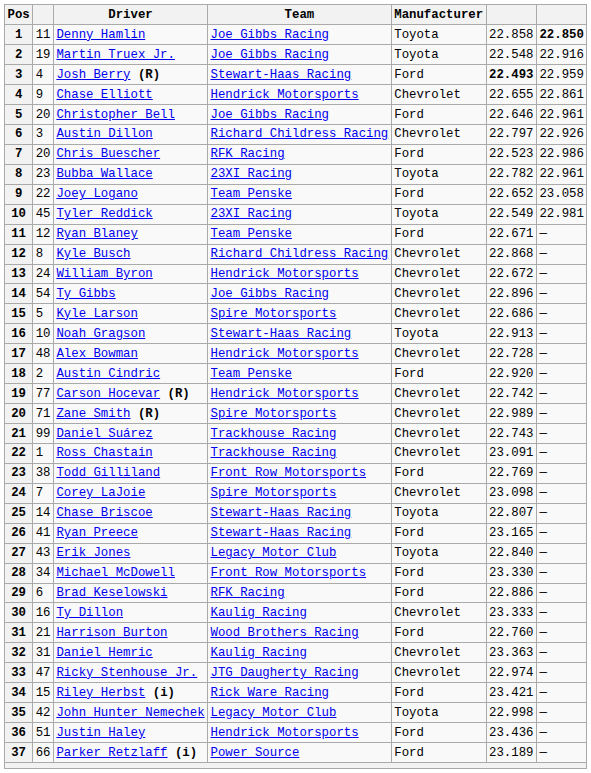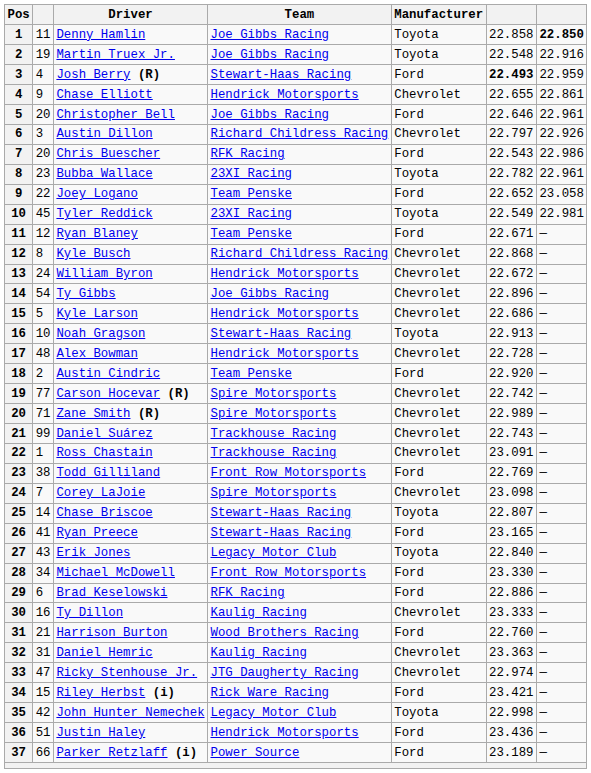(511, 154) 22.523 -> (511, 154) 22.543
(273, 314) Spire Motorsports -> (285, 314) Hendrick Motorsports
(285, 394) Hendrick Motorsports -> (273, 394) Spire Motorsports
